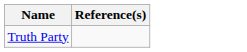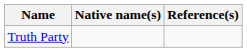+ column: (118, 15)
